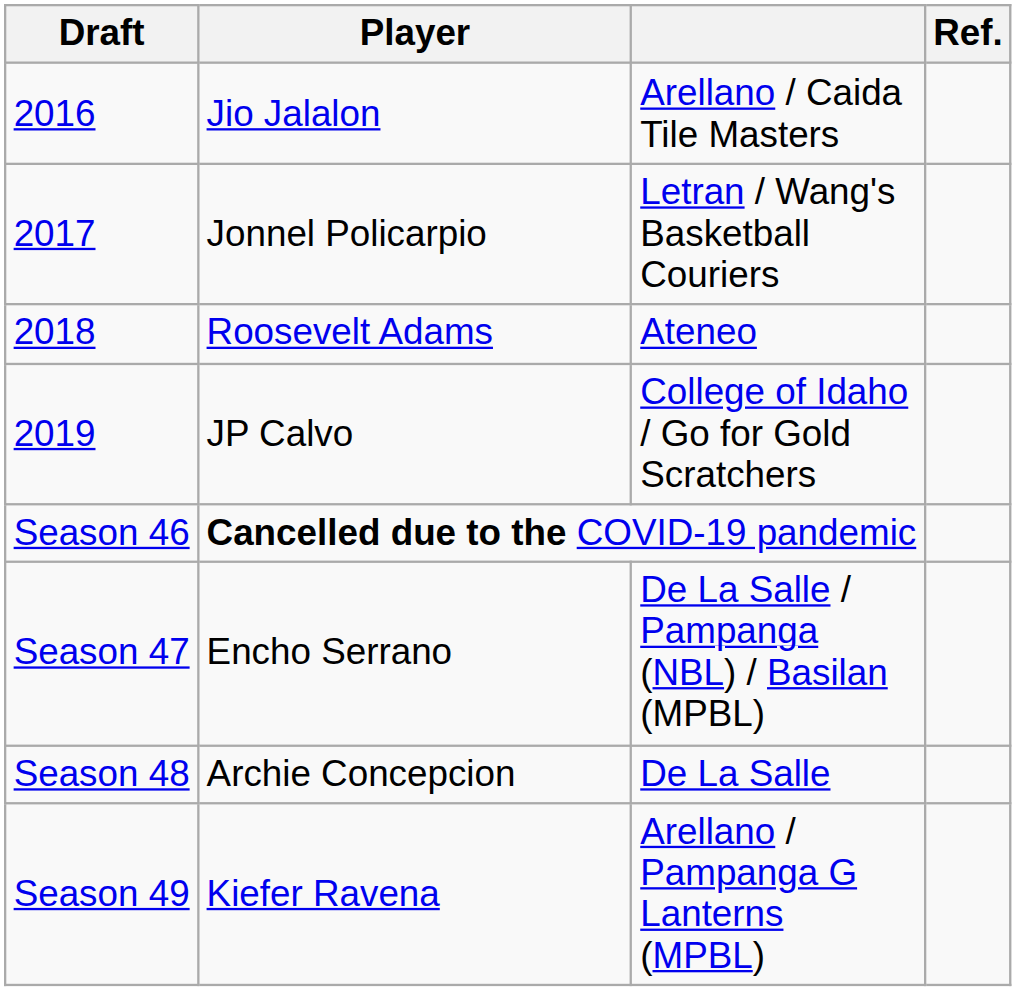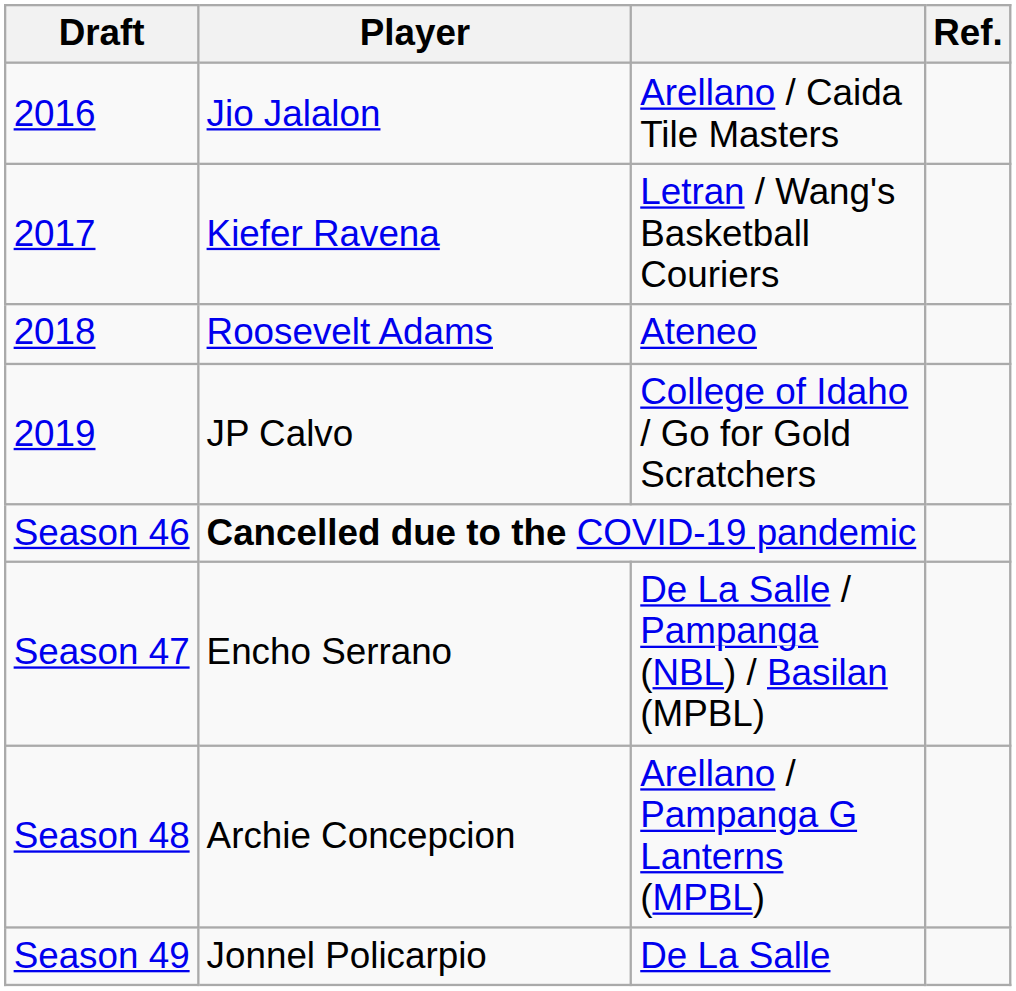(347, 233) Jonnel Policarpio -> (323, 233) Kiefer Ravena
(735, 773) De La Salle -> (749, 835) Arellano / Pampanga G Lanterns (MPBL)
(323, 893) Kiefer Ravena -> (347, 955) Jonnel Policarpio
(749, 893) Arellano / Pampanga G Lanterns (MPBL) -> (735, 955) De La Salle
